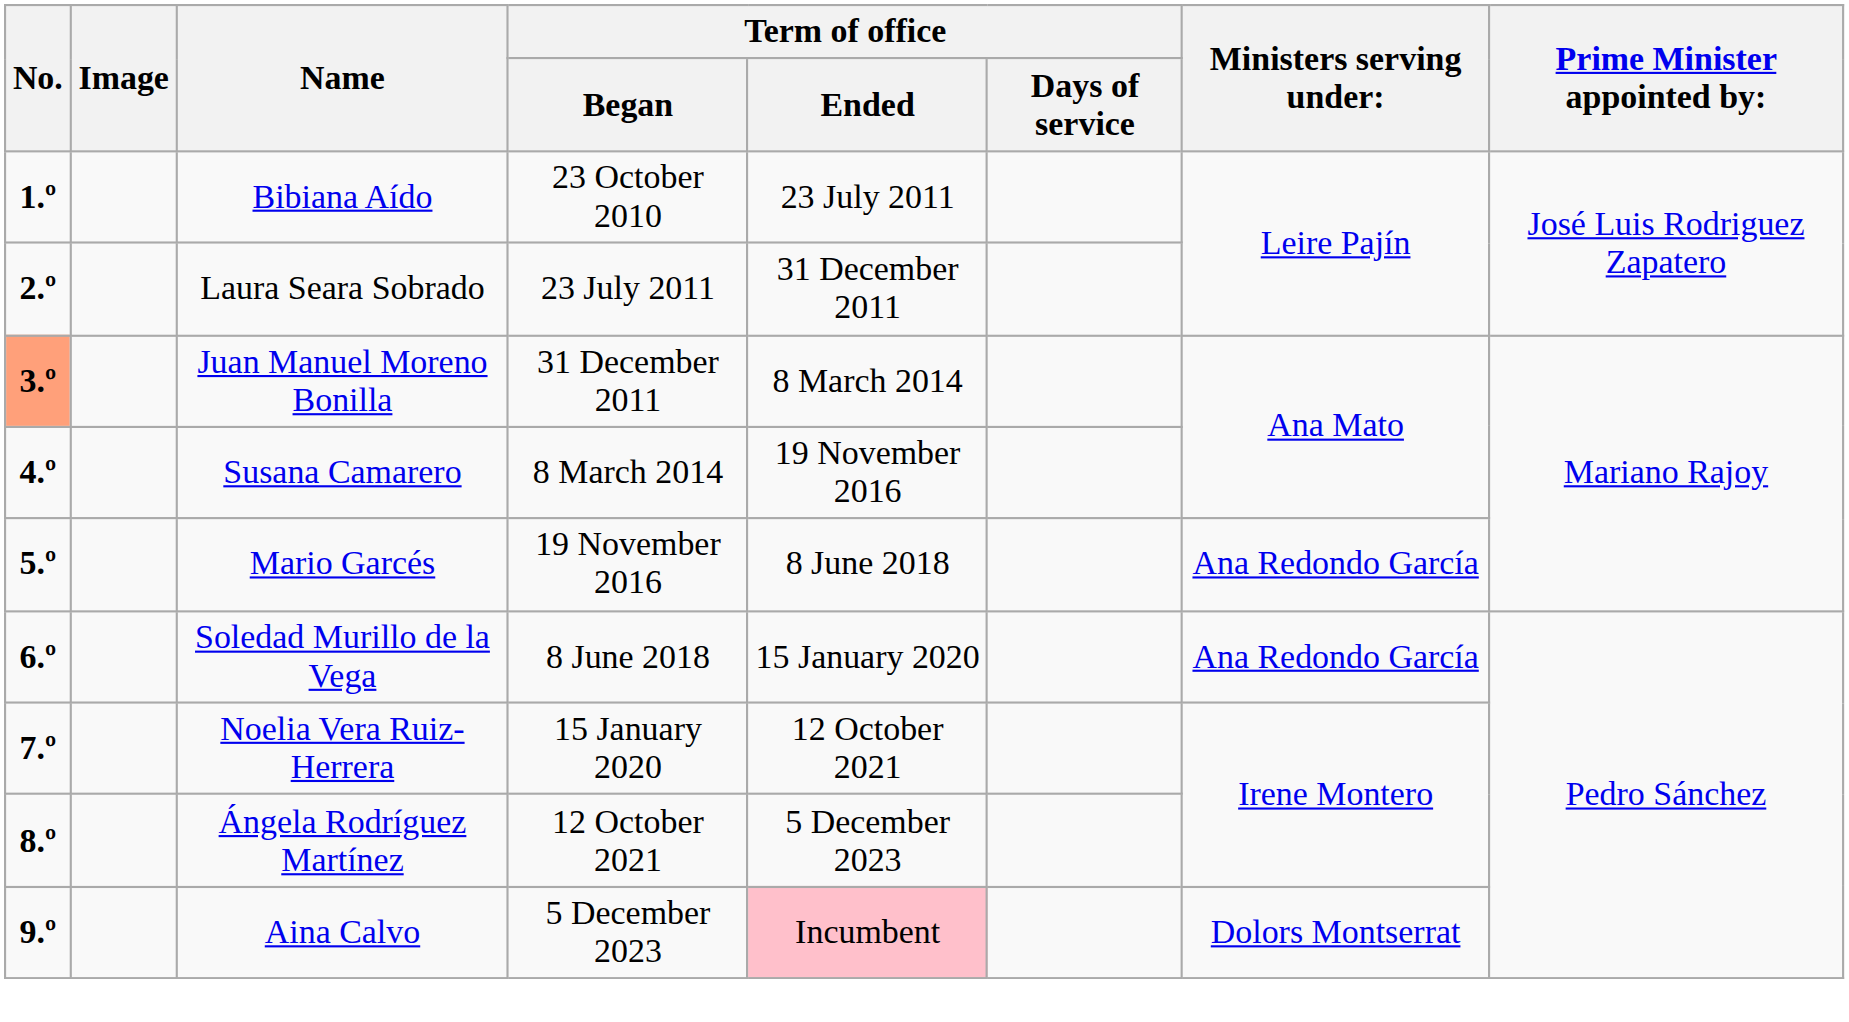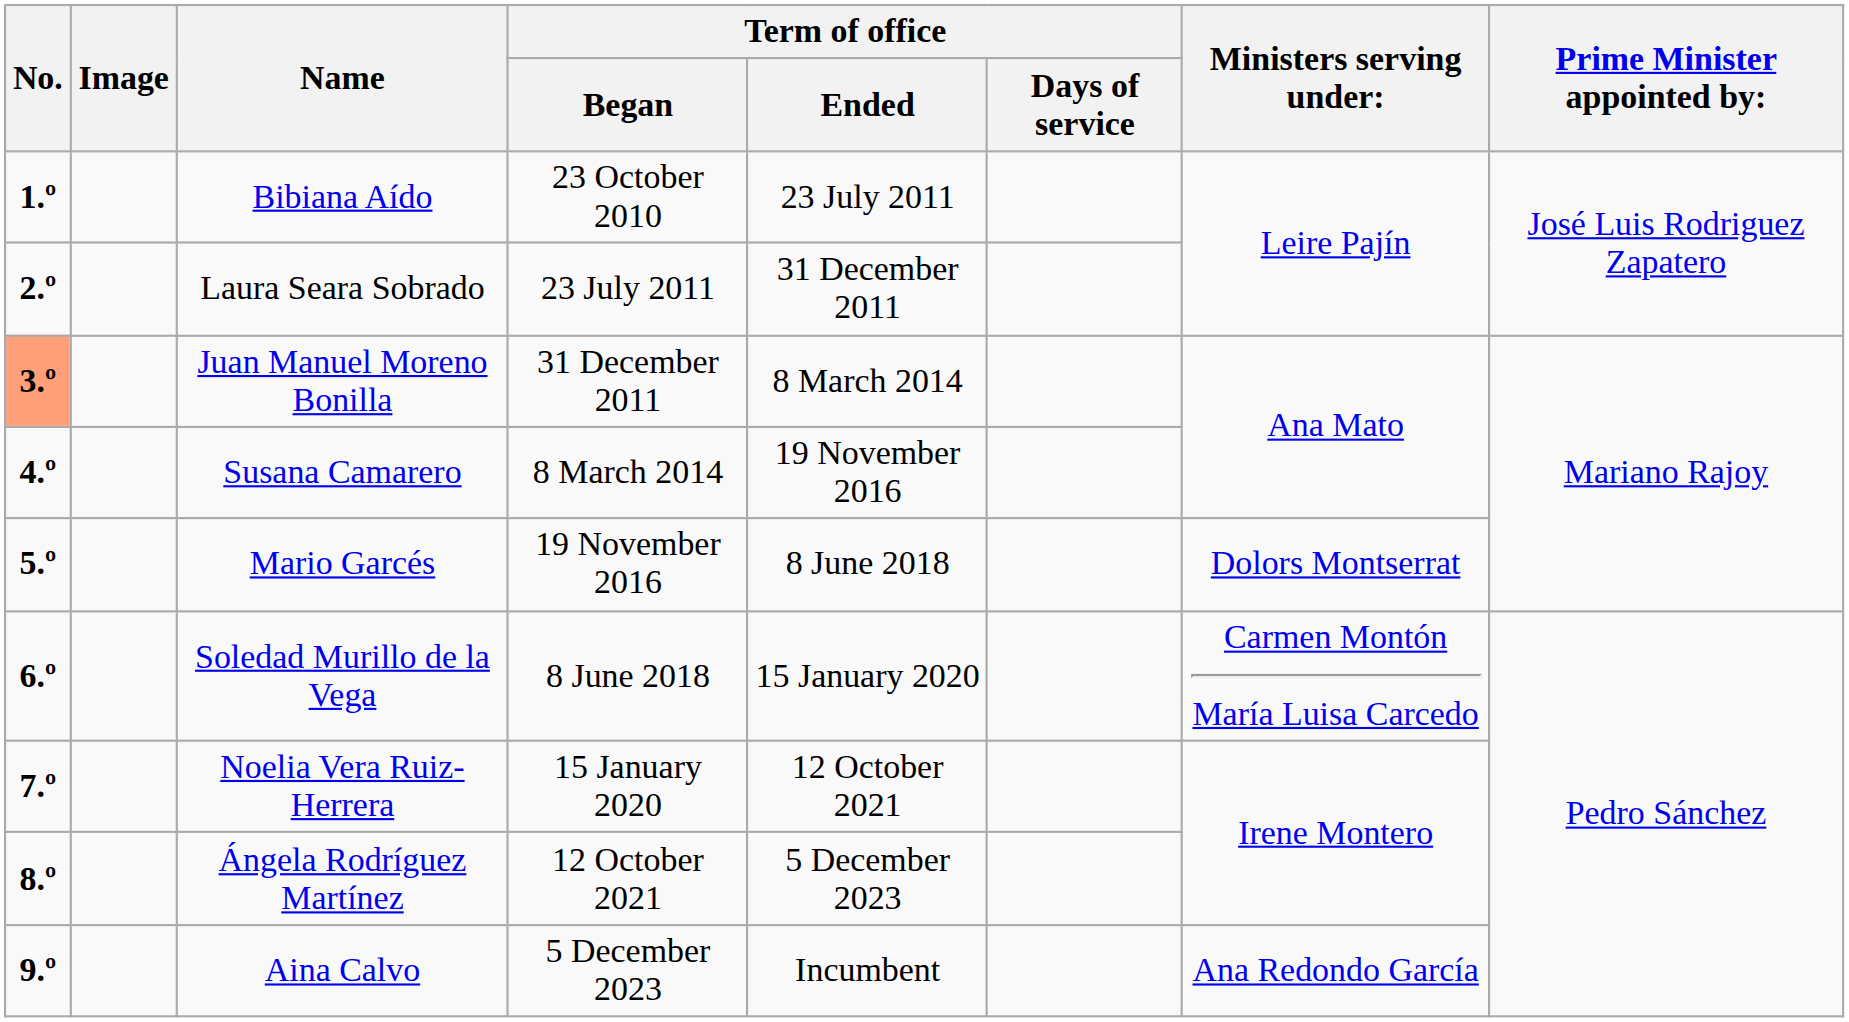(1336, 564) Ana Redondo García -> (1336, 564) Dolors Montserrat
(1336, 656) Ana Redondo García -> (1336, 675) Carmen Montón María Luisa Carcedo
(868, 931) pink background -> (868, 970) no background
(1336, 931) Dolors Montserrat -> (1336, 970) Ana Redondo García
